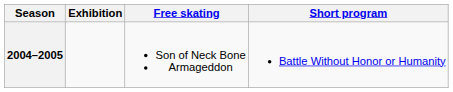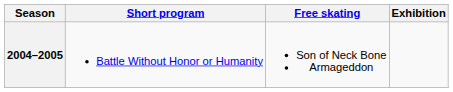columns swapped: (348, 13) <-> (95, 13)
